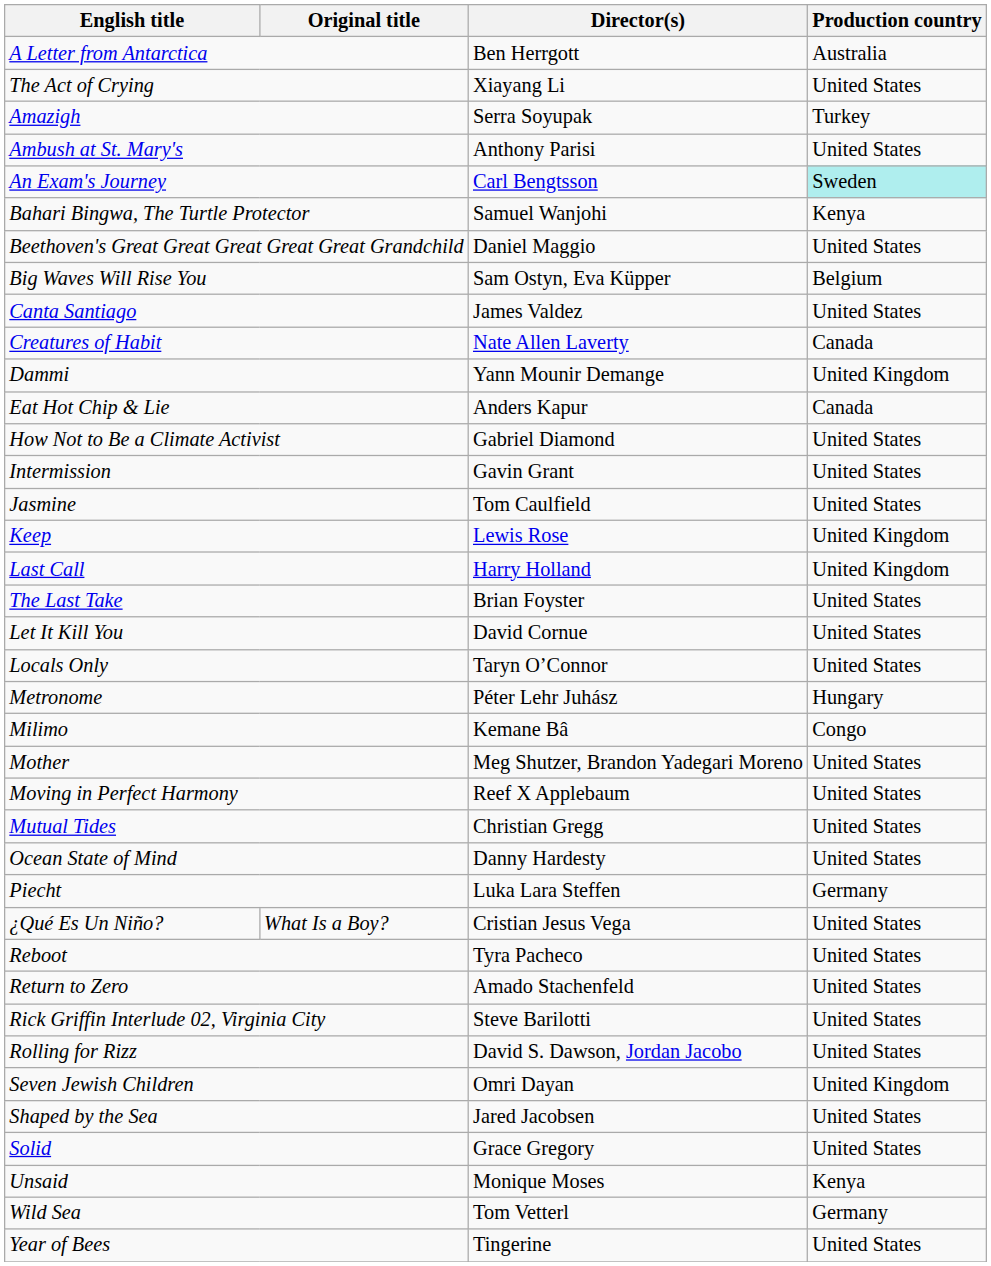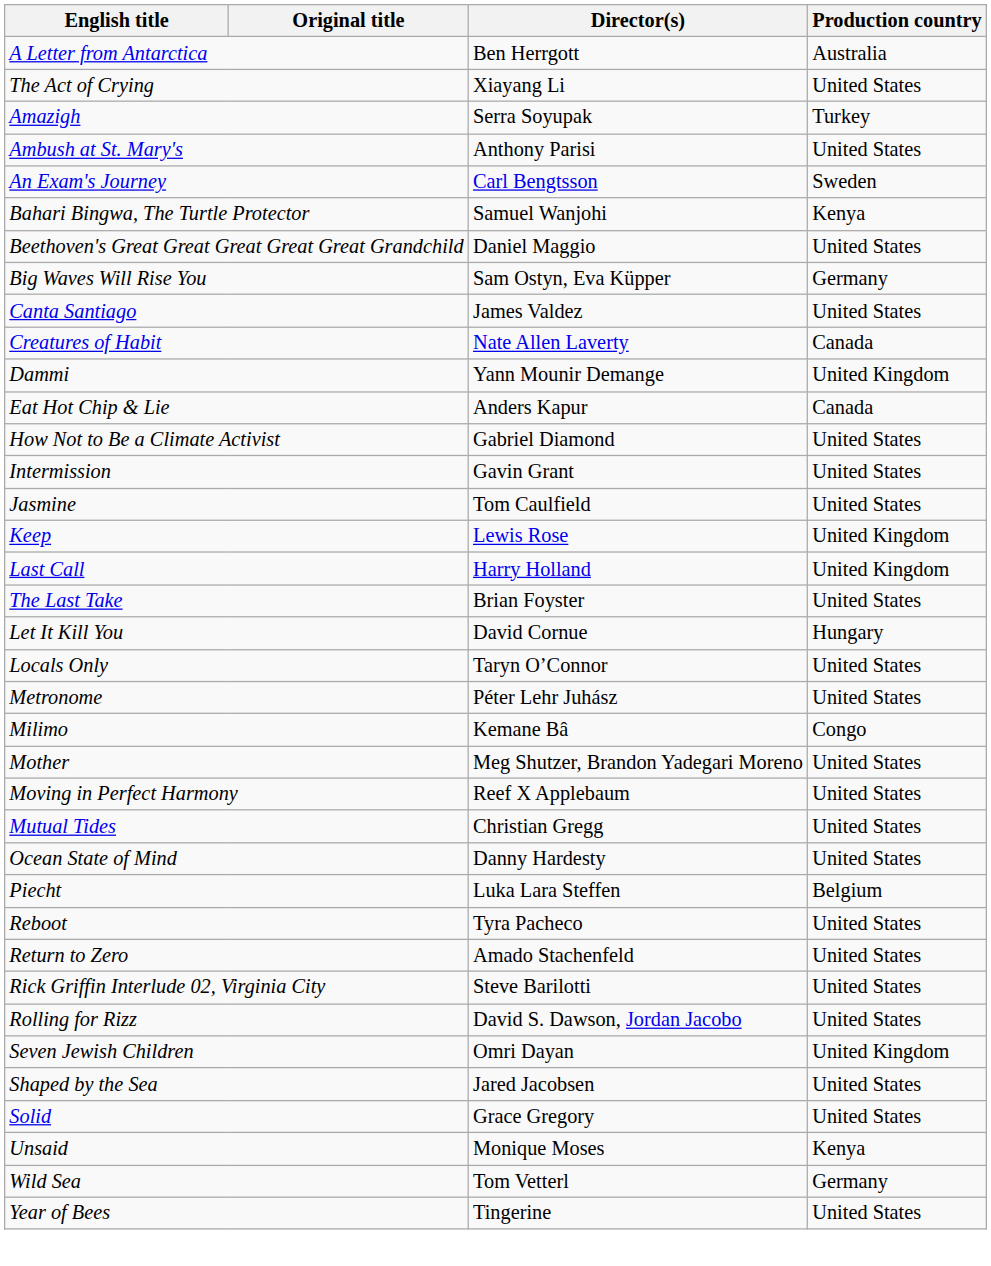(844, 181) paleturquoise background -> (844, 181) no background
(847, 278) Belgium -> (850, 278) Germany
(867, 632) United States -> (848, 632) Hungary
(848, 697) Hungary -> (867, 697) United States
(850, 890) Germany -> (847, 890) Belgium
- row: (86, 922)
